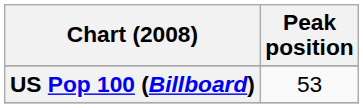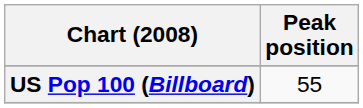(310, 84) 53 -> (310, 84) 55
